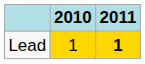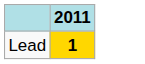- column: (73, 17)
